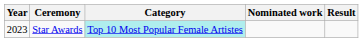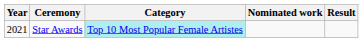(17, 29) 2023 -> (17, 29) 2021
